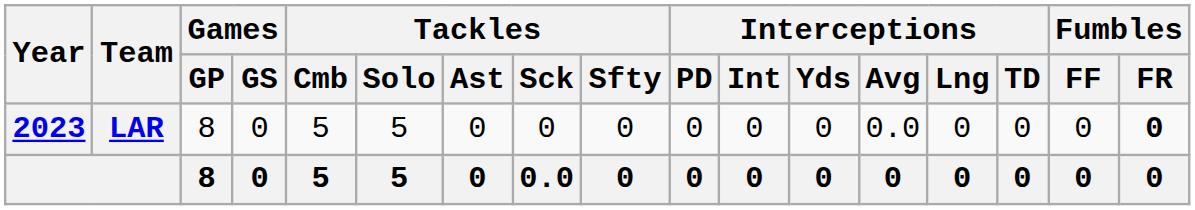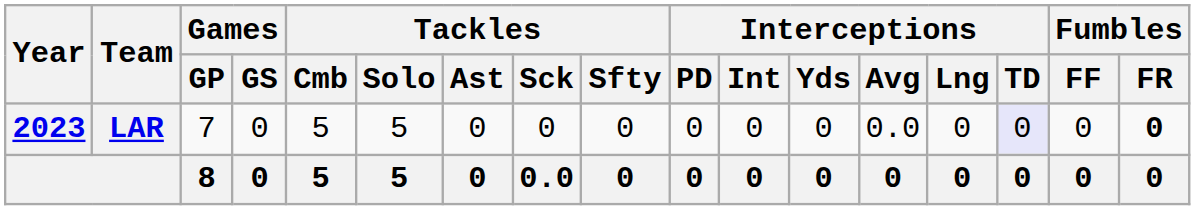(207, 129) 8 -> (207, 129) 7
(1022, 129) no background -> (1022, 129) lavender background
